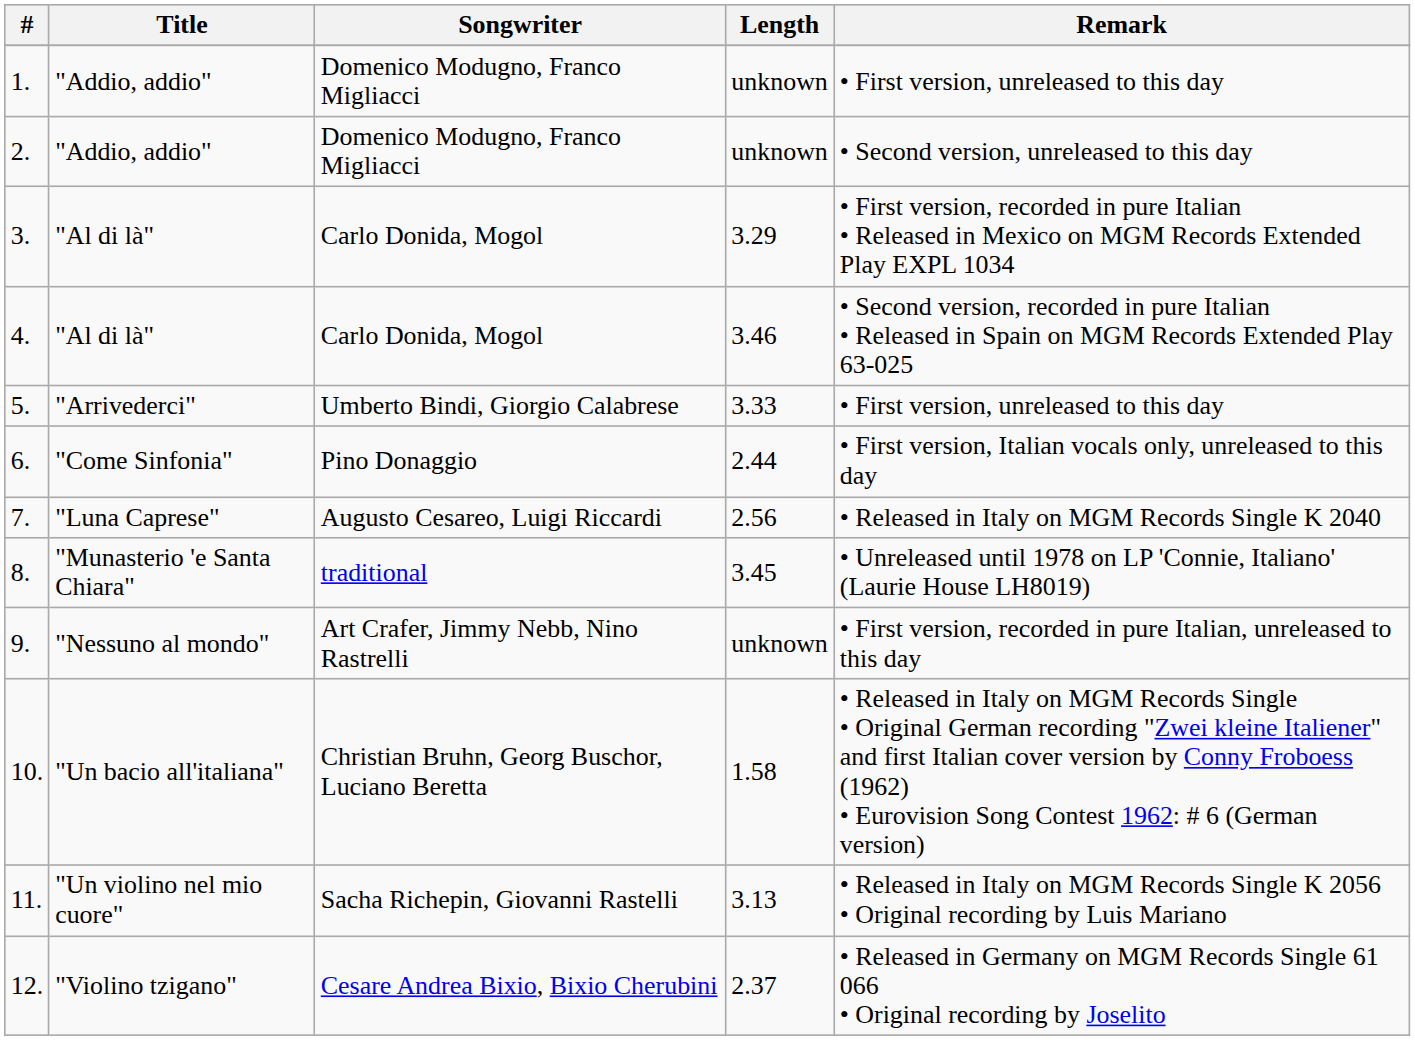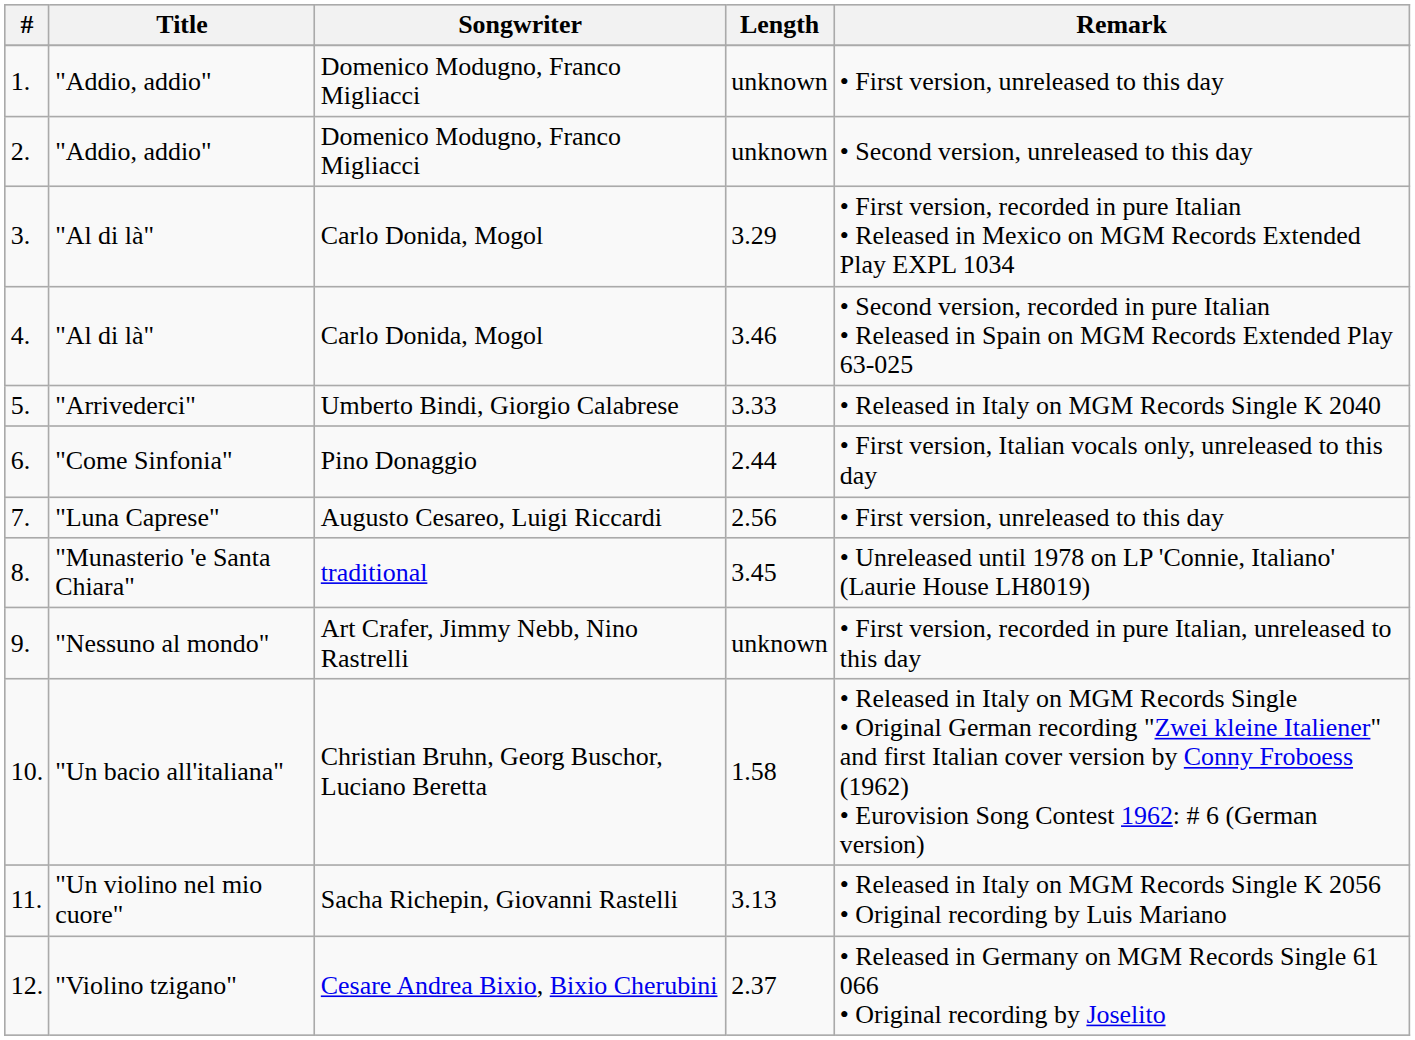(1032, 405) • First version, unreleased to this day -> (1110, 405) • Released in Italy on MGM Records Single K 2040
(1110, 516) • Released in Italy on MGM Records Single K 2040 -> (1032, 516) • First version, unreleased to this day
